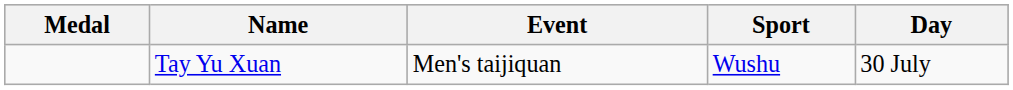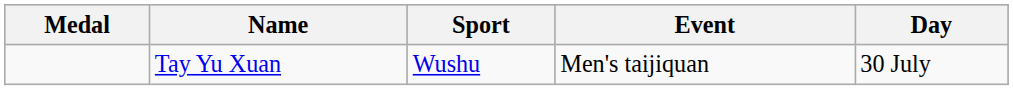columns swapped: (781, 24) <-> (557, 24)
